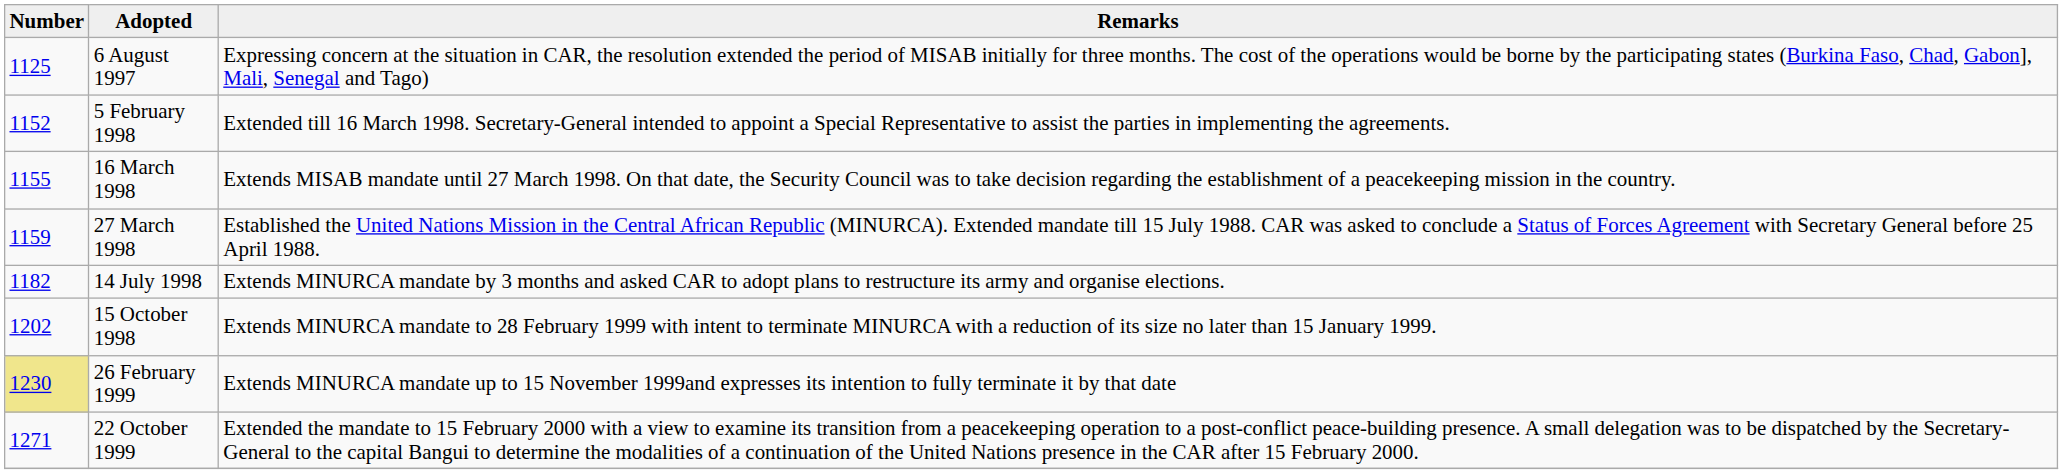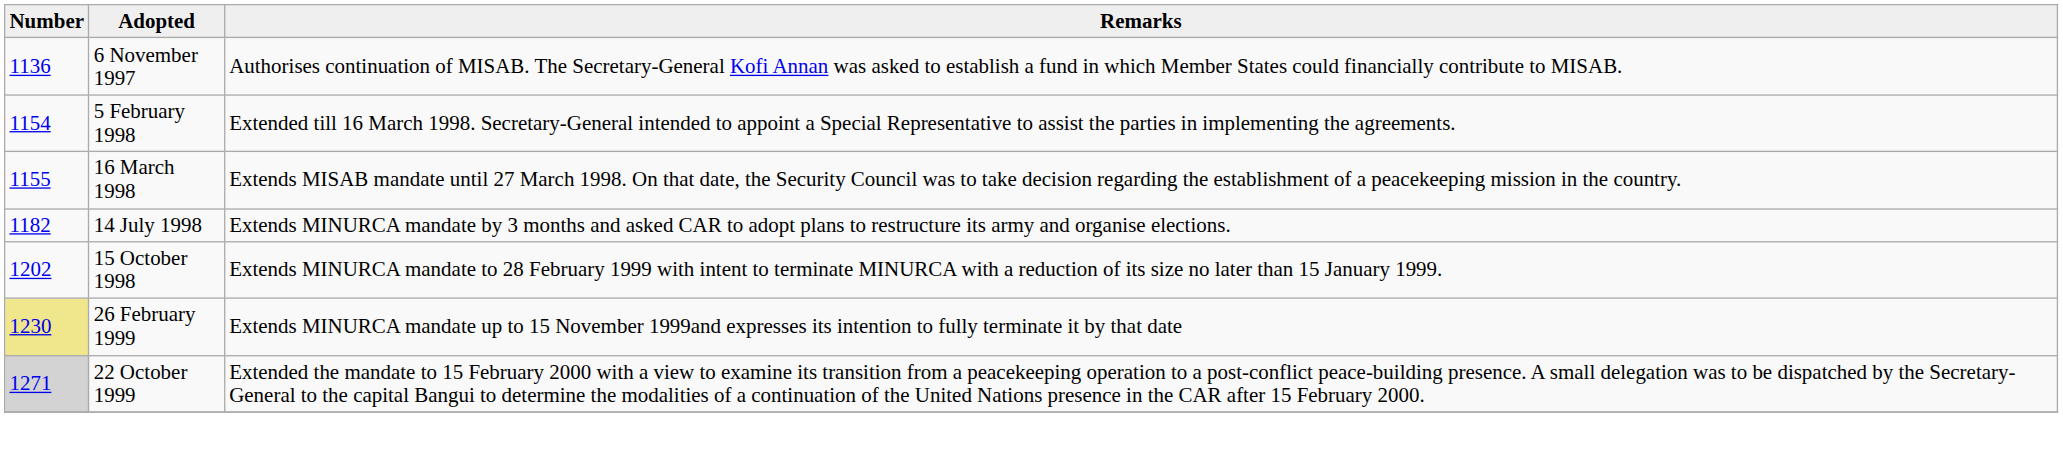- row: (131, 66)
+ row: (146, 66)
(30, 122) 1152 -> (30, 122) 1154
- row: (134, 236)
(30, 440) no background -> (30, 383) lightgrey background
